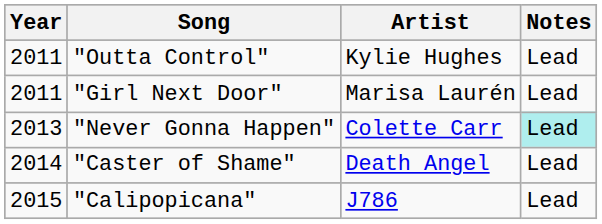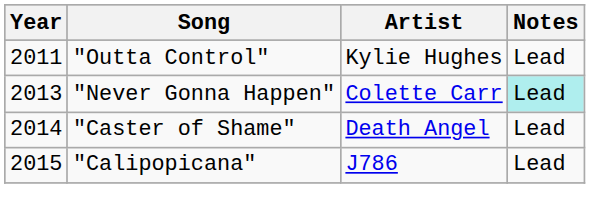- row: (178, 94)
